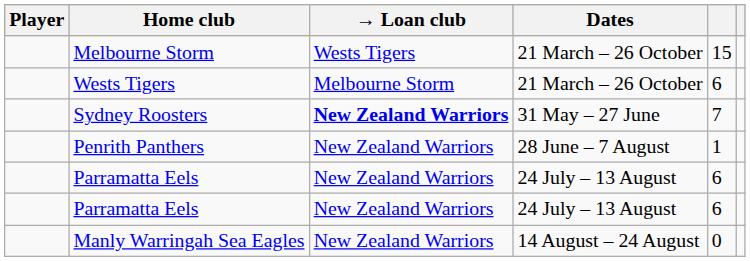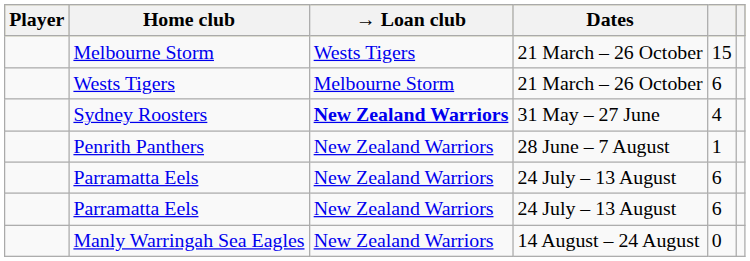(717, 114) 7 -> (717, 114) 4
